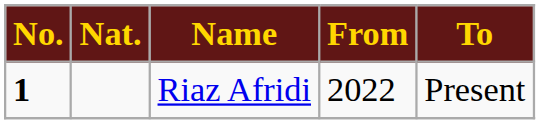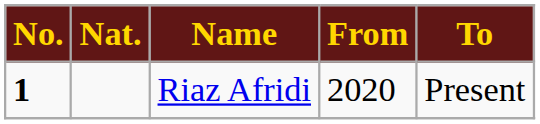(361, 89) 2022 -> (361, 89) 2020
